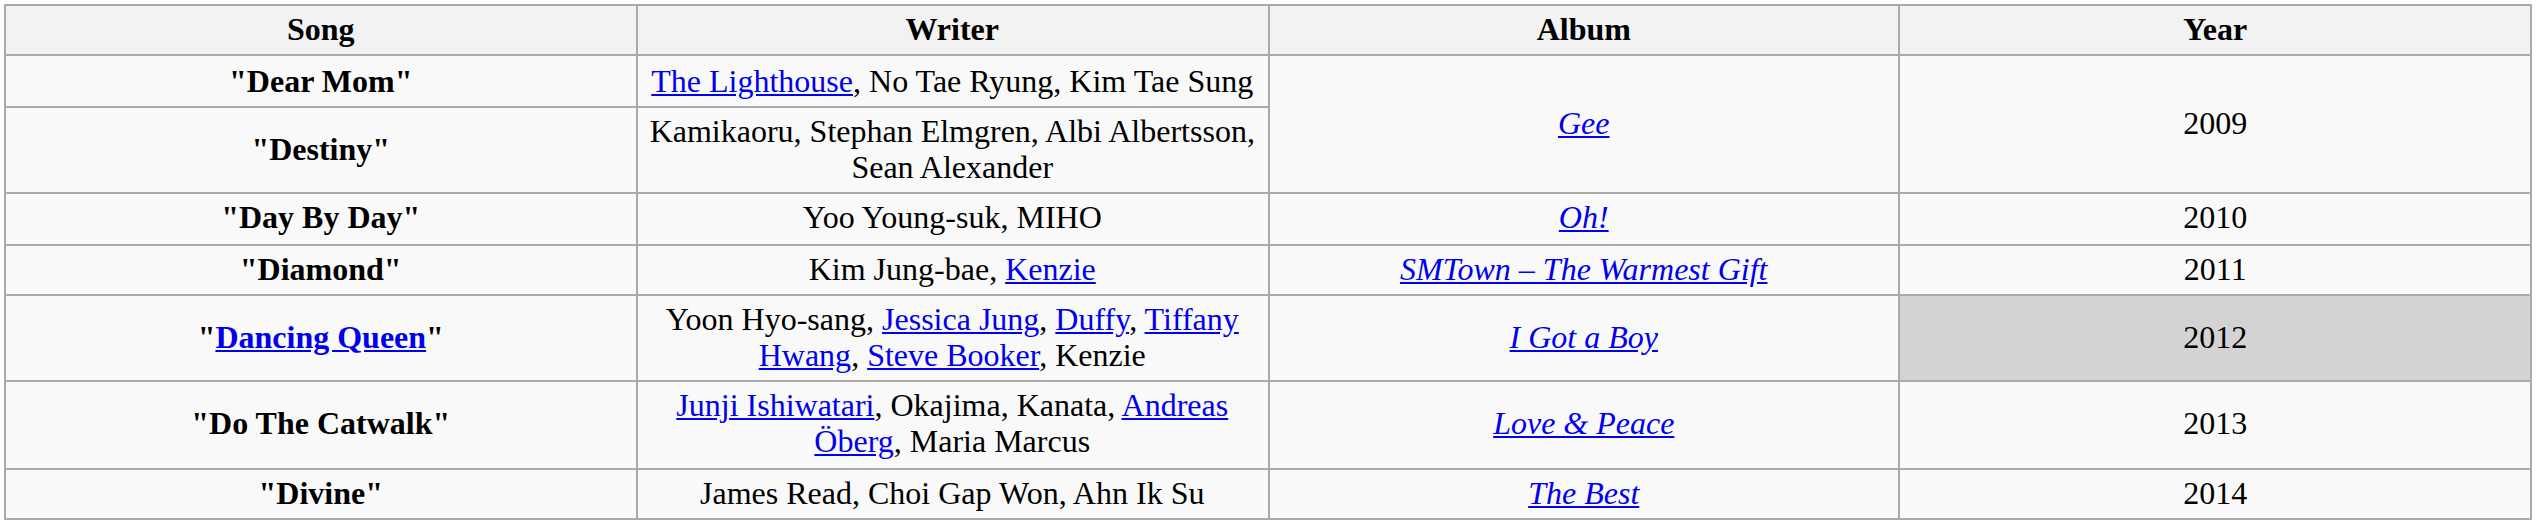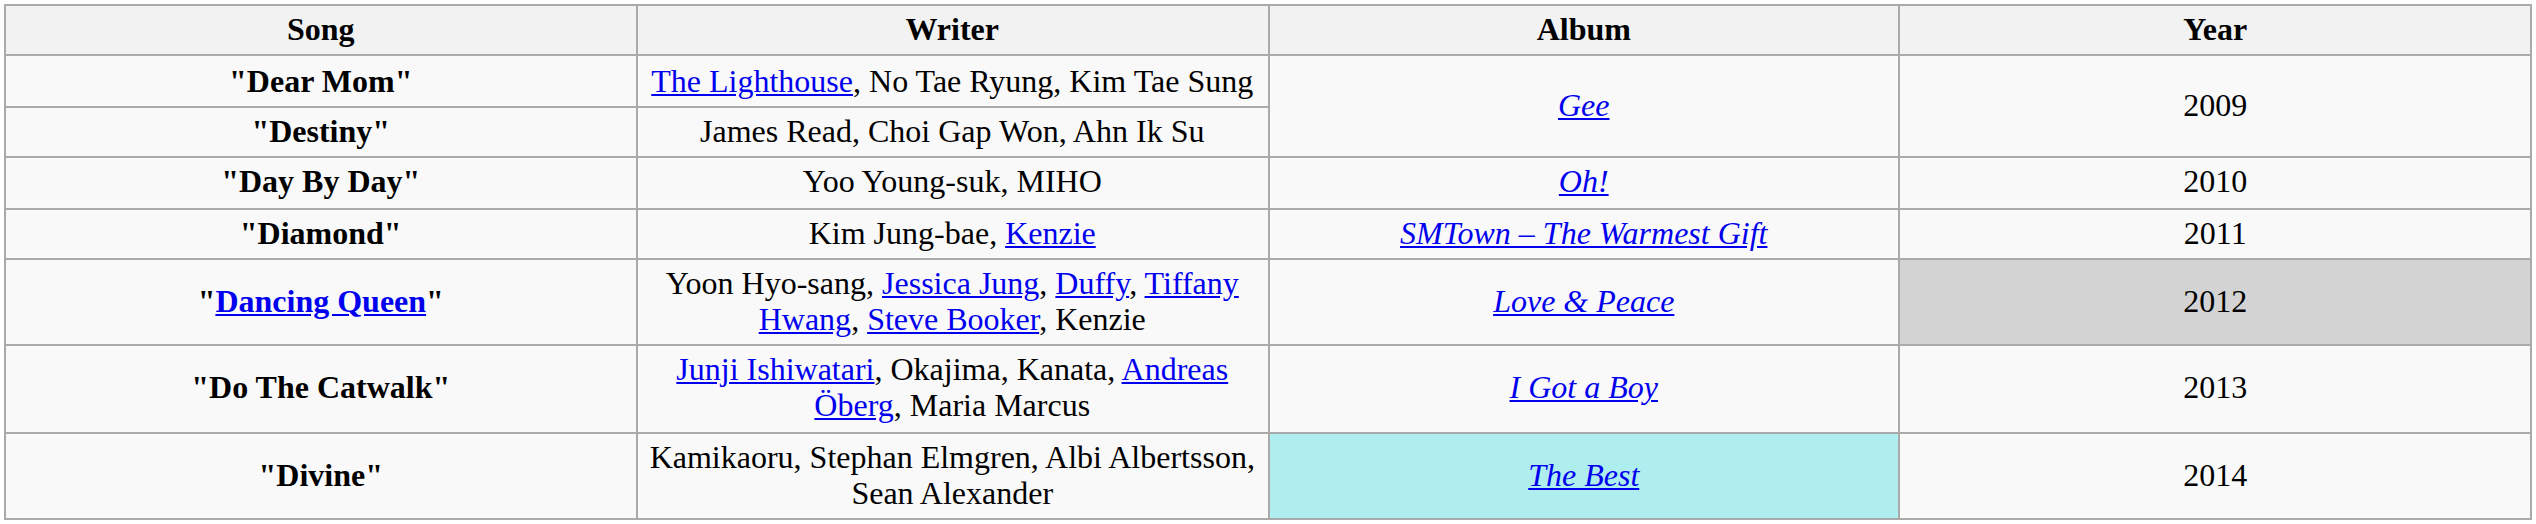(952, 149) Kamikaoru, Stephan Elmgren, Albi Albertsson, Sean Alexander -> (952, 131) James Read, Choi Gap Won, Ahn Ik Su
(1584, 337) I Got a Boy -> (1584, 301) Love & Peace
(1584, 424) Love & Peace -> (1584, 388) I Got a Boy
(952, 493) James Read, Choi Gap Won, Ahn Ik Su -> (952, 475) Kamikaoru, Stephan Elmgren, Albi Albertsson, Sean Alexander
(1584, 493) no background -> (1584, 475) paleturquoise background
